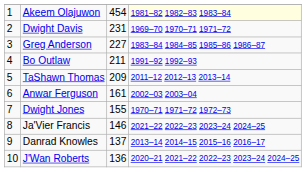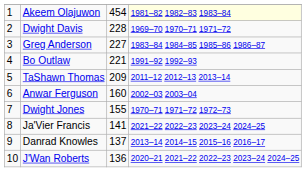(118, 28) 231 -> (118, 28) 228
(117, 61) 211 -> (118, 61) 221
(118, 93) 161 -> (118, 93) 160
(118, 126) 146 -> (118, 126) 141
